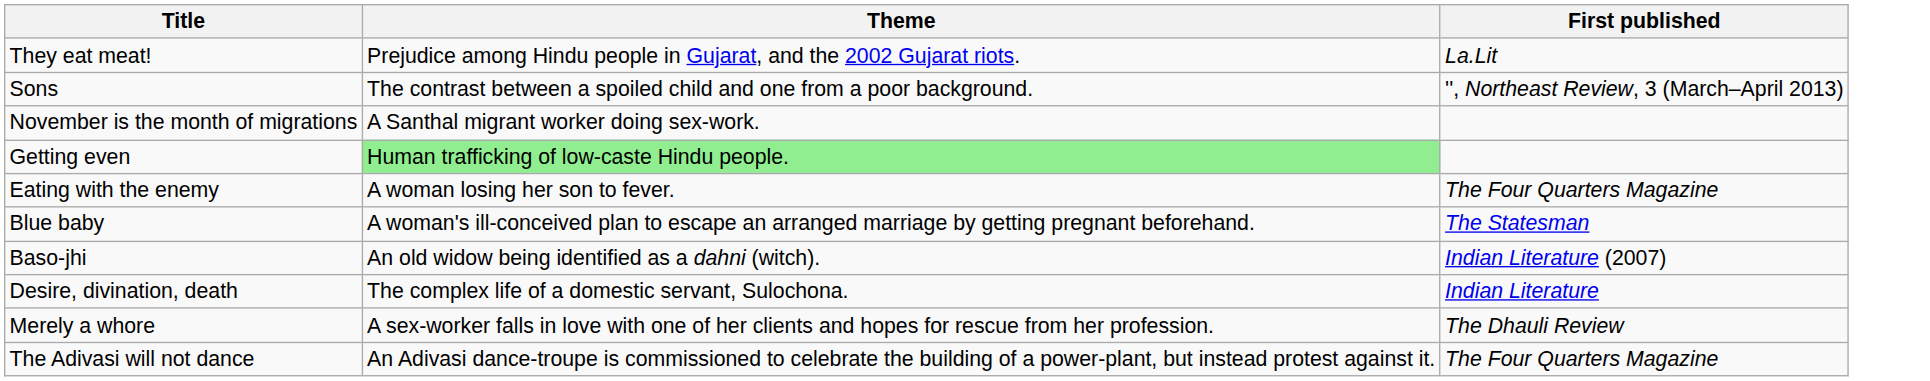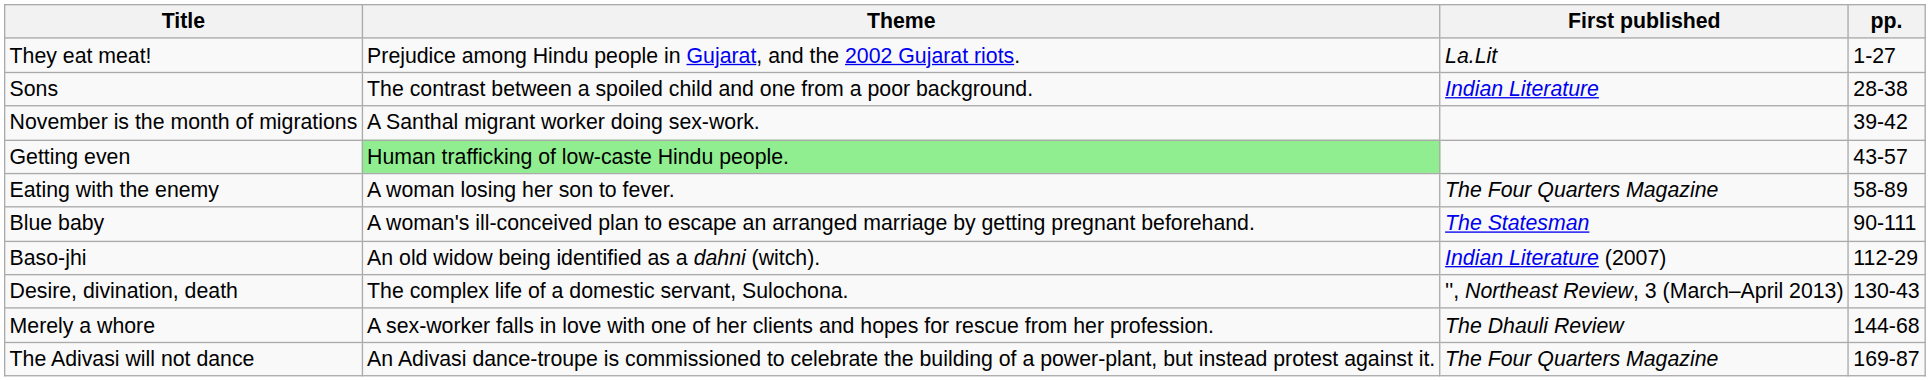+ column: (1886, 21)
(1644, 88) '', Northeast Review, 3 (March–April 2013) -> (1522, 88) Indian Literature
(1522, 291) Indian Literature -> (1644, 291) '', Northeast Review, 3 (March–April 2013)
